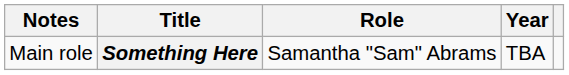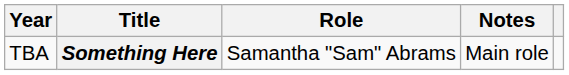columns swapped: (527, 20) <-> (51, 20)
